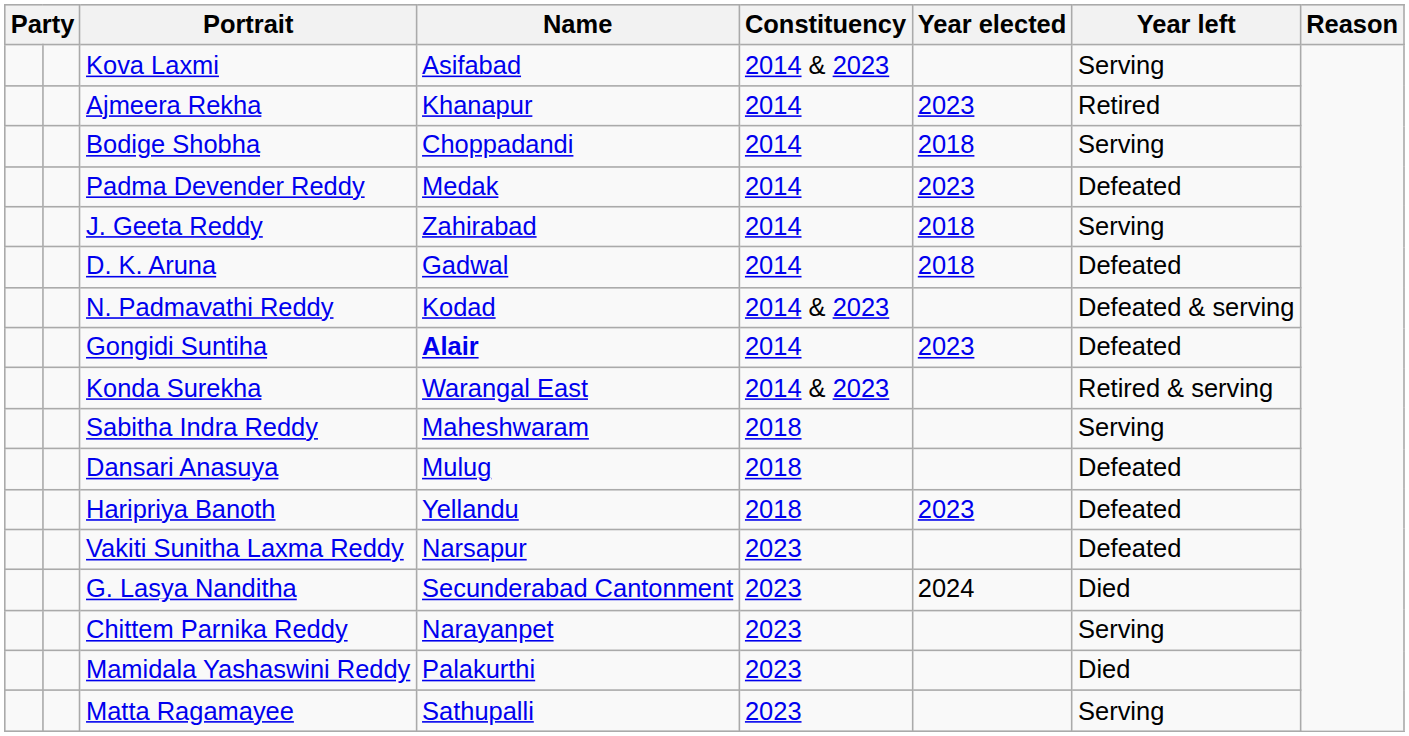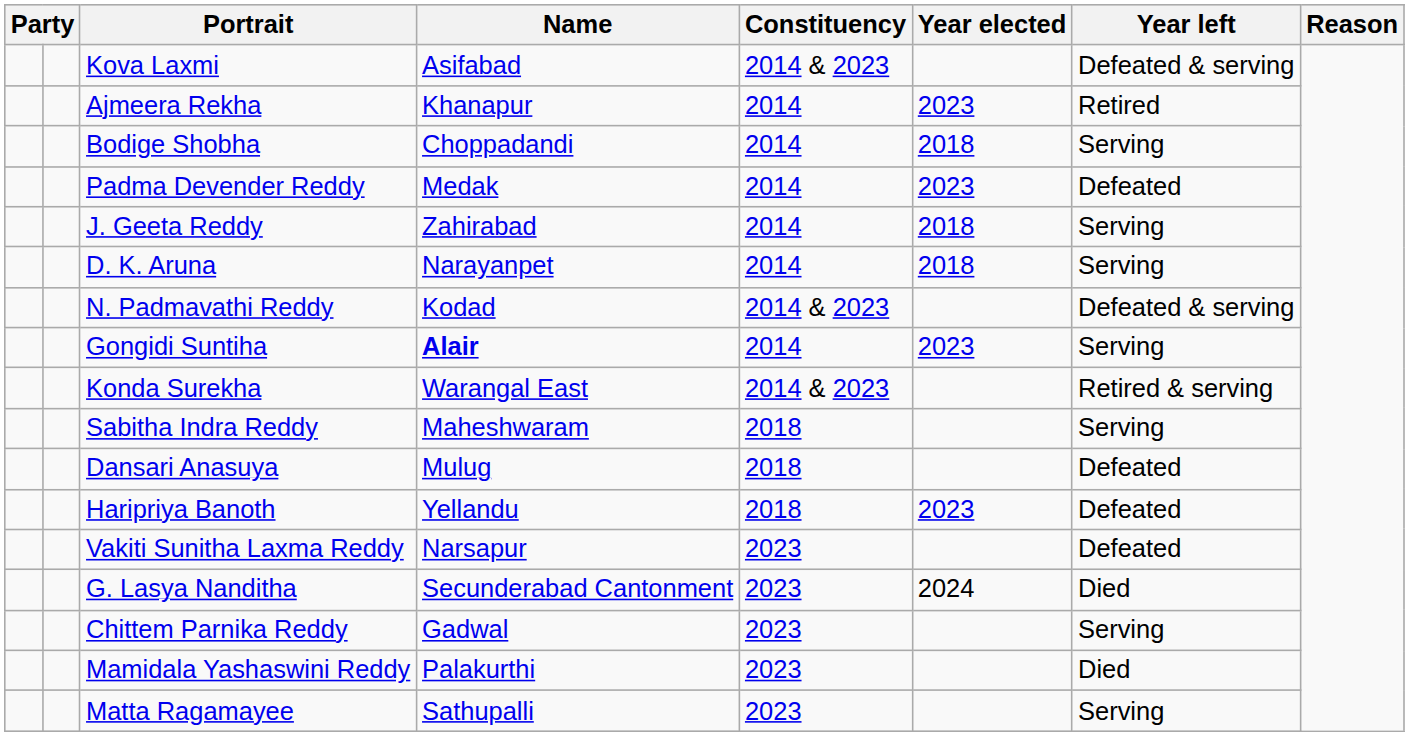(1121, 65) Serving -> (1186, 65) Defeated & serving
(465, 266) Gadwal -> (488, 266) Narayanpet
(1130, 266) Defeated -> (1121, 266) Serving
(1130, 347) Defeated -> (1121, 347) Serving
(488, 629) Narayanpet -> (465, 629) Gadwal
